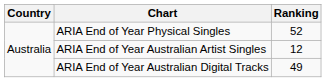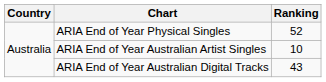(296, 49) 12 -> (296, 49) 10
(296, 67) 49 -> (296, 67) 43
